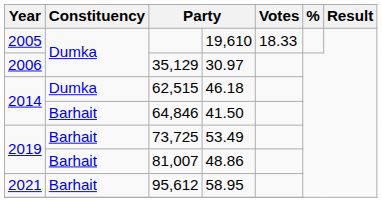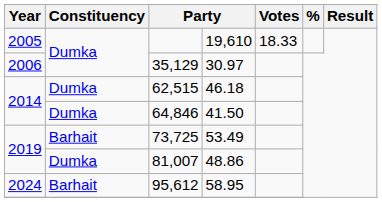(73, 112) Barhait -> (73, 112) Dumka
(73, 161) Barhait -> (73, 161) Dumka
(25, 185) 2021 -> (25, 185) 2024
